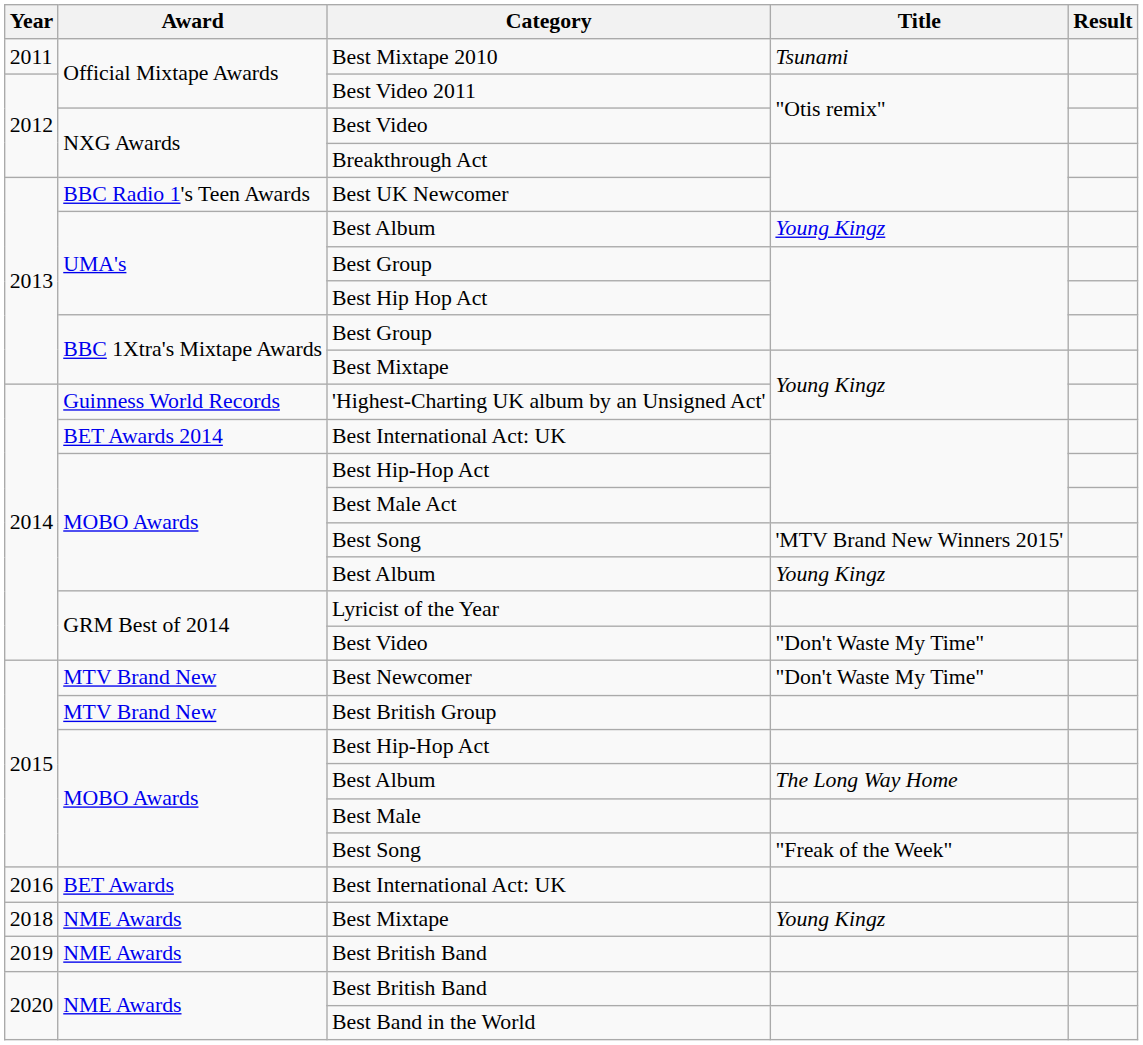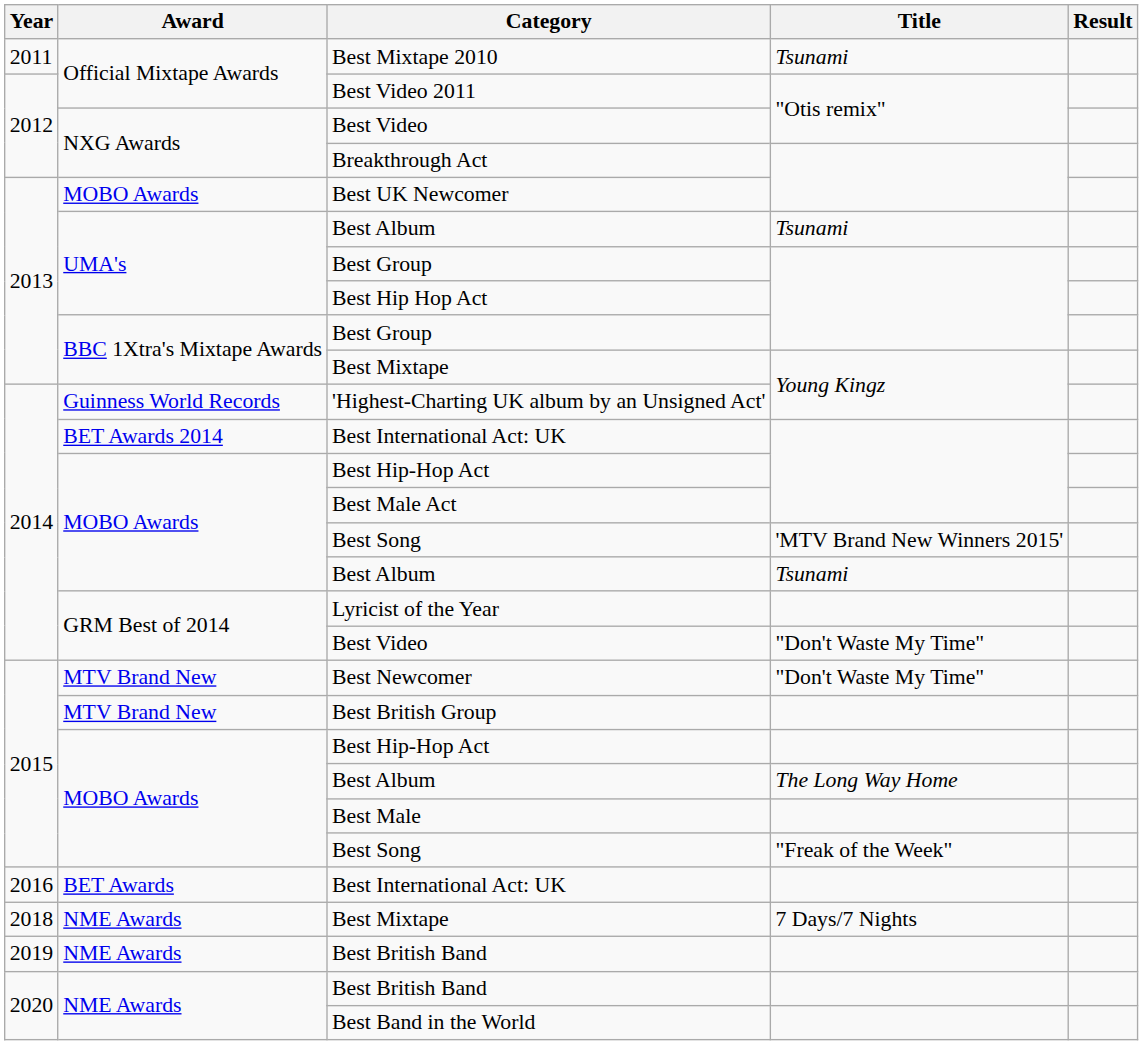(187, 194) BBC Radio 1's Teen Awards -> (131, 194) MOBO Awards
(830, 228) Young Kingz -> (812, 228) Tsunami
(830, 573) Young Kingz -> (812, 573) Tsunami
(830, 919) Young Kingz -> (846, 919) 7 Days/7 Nights
